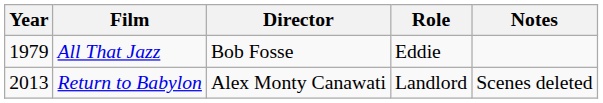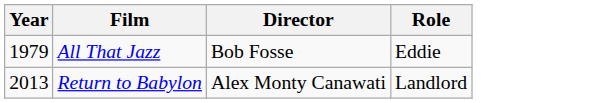- column: (534, 20)
